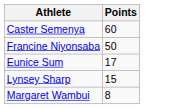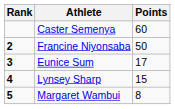+ column: (20, 13)
